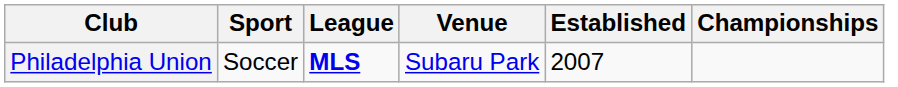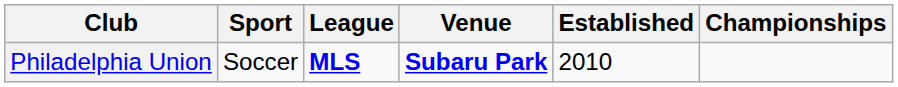(472, 61) normal -> (476, 61) bold
(577, 61) 2007 -> (585, 61) 2010
